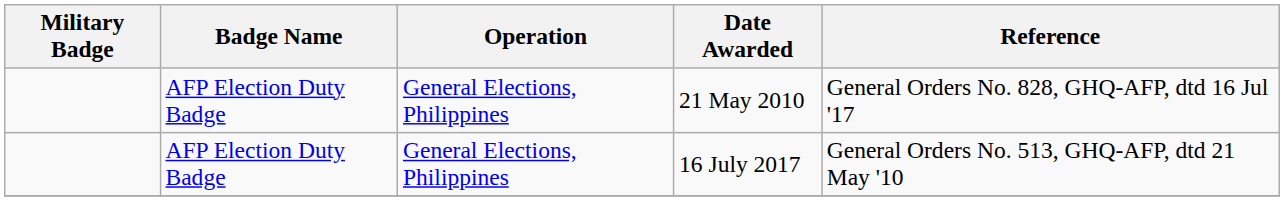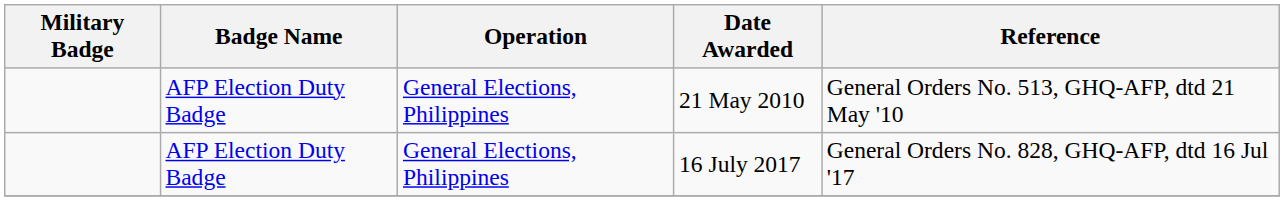(1048, 100) General Orders No. 828, GHQ-AFP, dtd 16 Jul '17 -> (1031, 100) General Orders No. 513, GHQ-AFP, dtd 21 May '10
(1031, 163) General Orders No. 513, GHQ-AFP, dtd 21 May '10 -> (1048, 163) General Orders No. 828, GHQ-AFP, dtd 16 Jul '17
